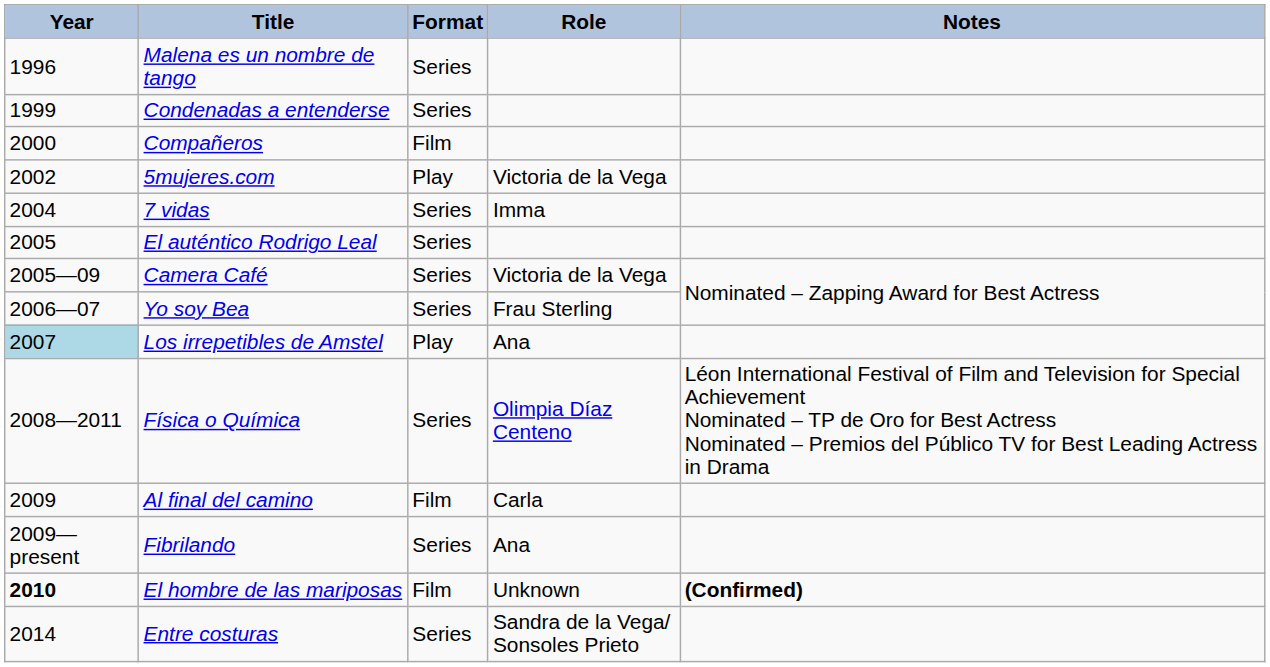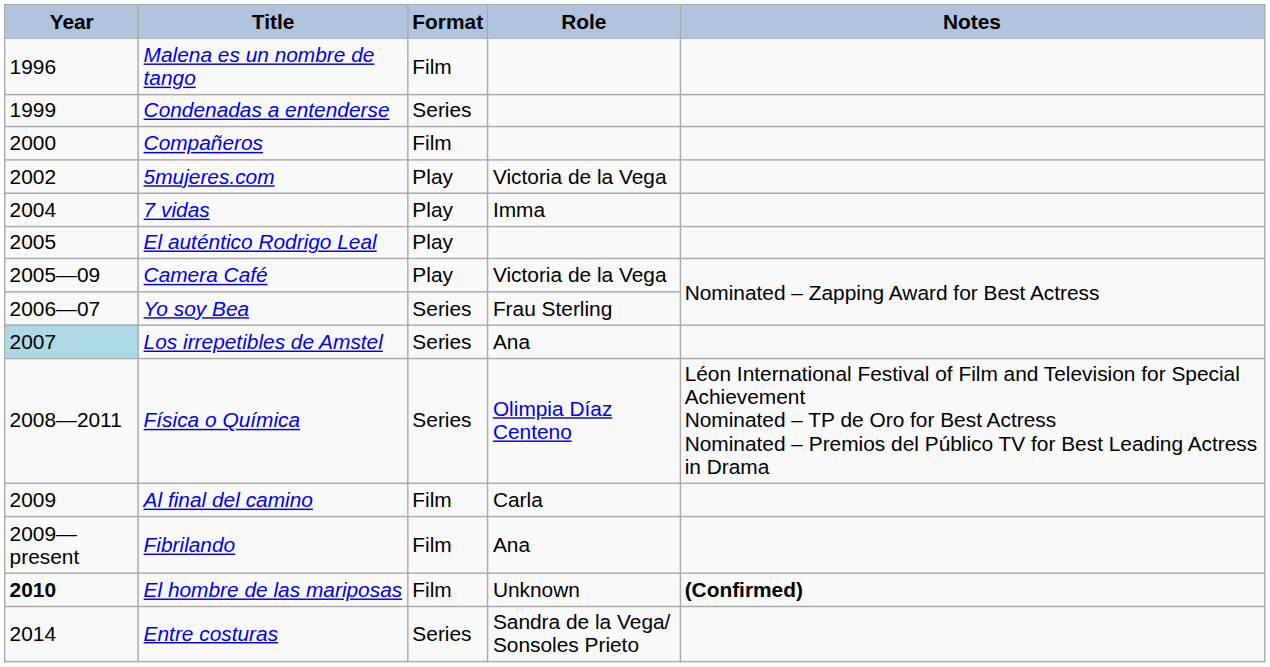(442, 66) Series -> (432, 66) Film
(442, 210) Series -> (433, 210) Play
(442, 243) Series -> (433, 243) Play
(442, 276) Series -> (433, 276) Play
(433, 342) Play -> (442, 342) Series
(442, 545) Series -> (432, 545) Film
